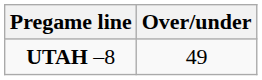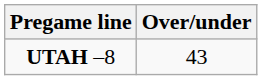(197, 56) 49 -> (197, 56) 43
